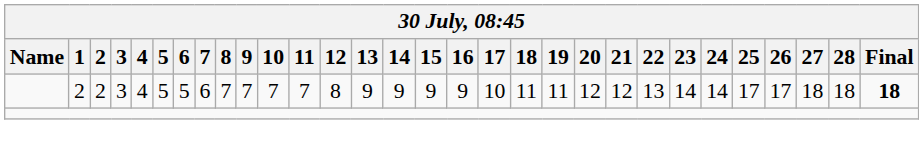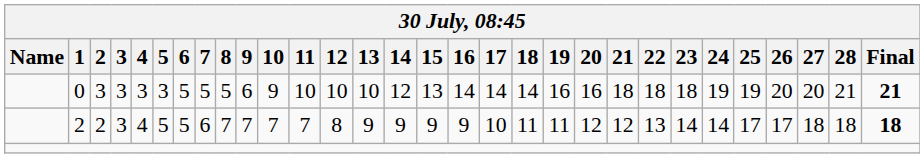+ row: (80, 90)
